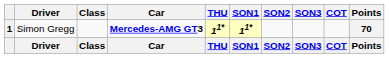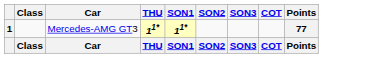- column: (46, 12)
(156, 28) bold -> (93, 28) normal
(366, 28) 70 -> (301, 28) 77
